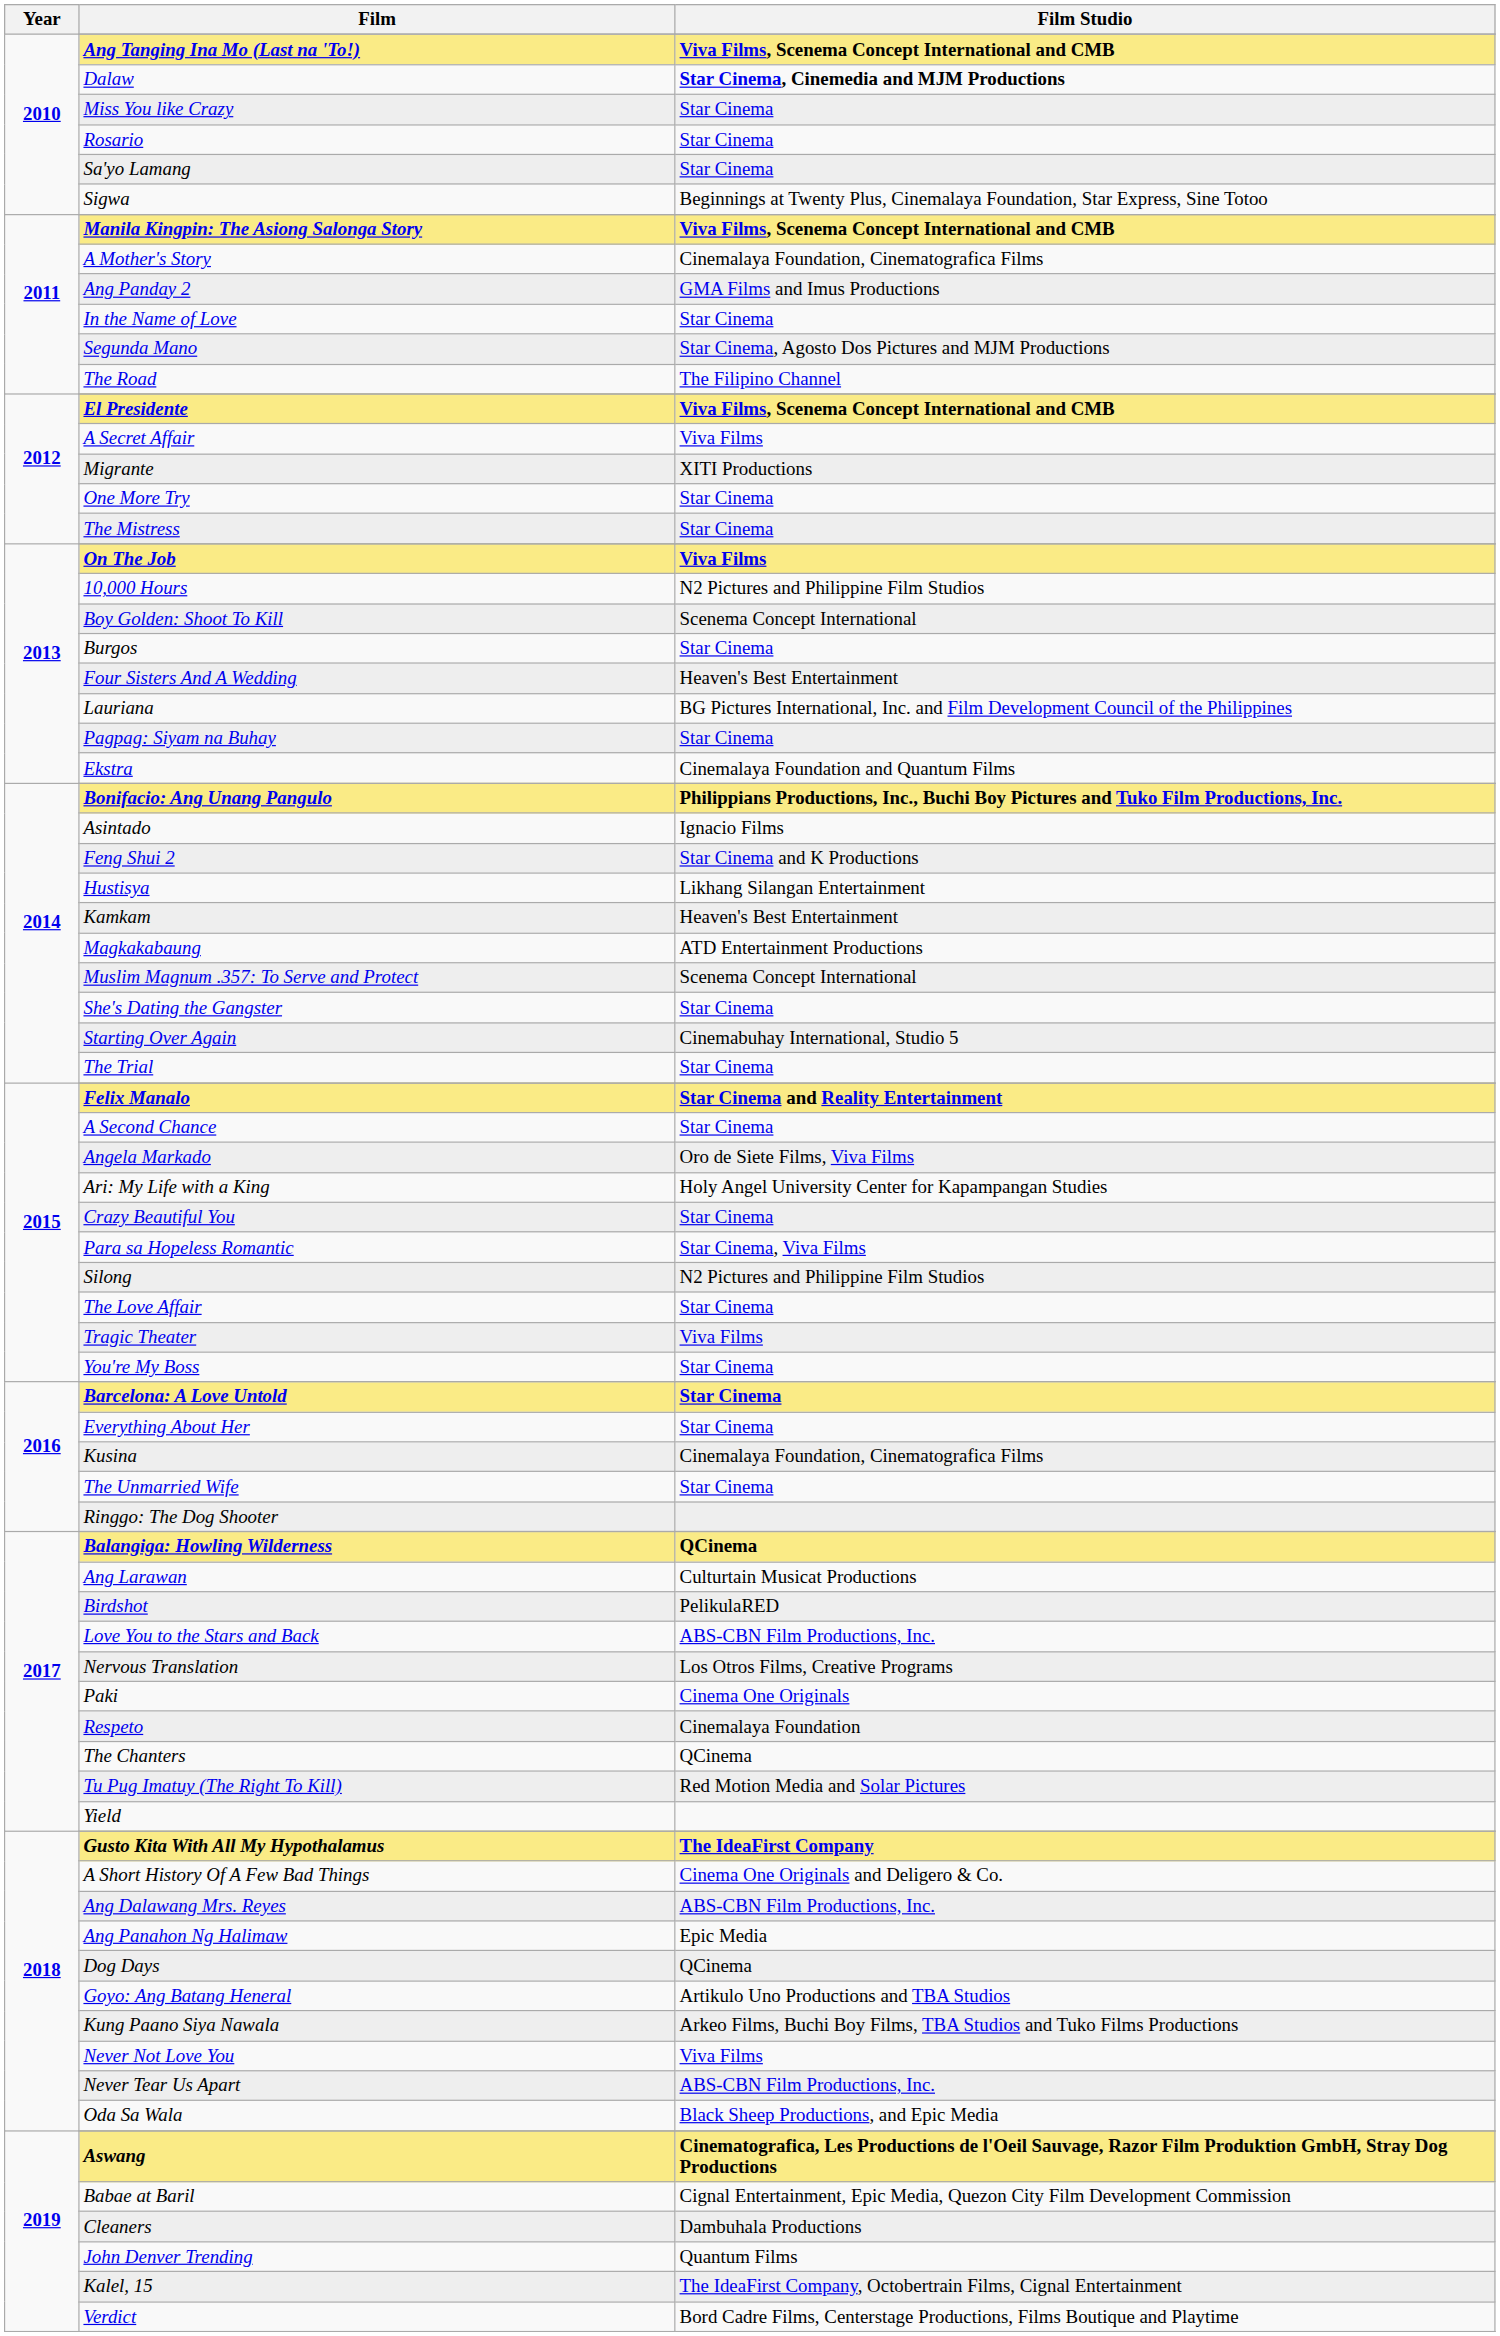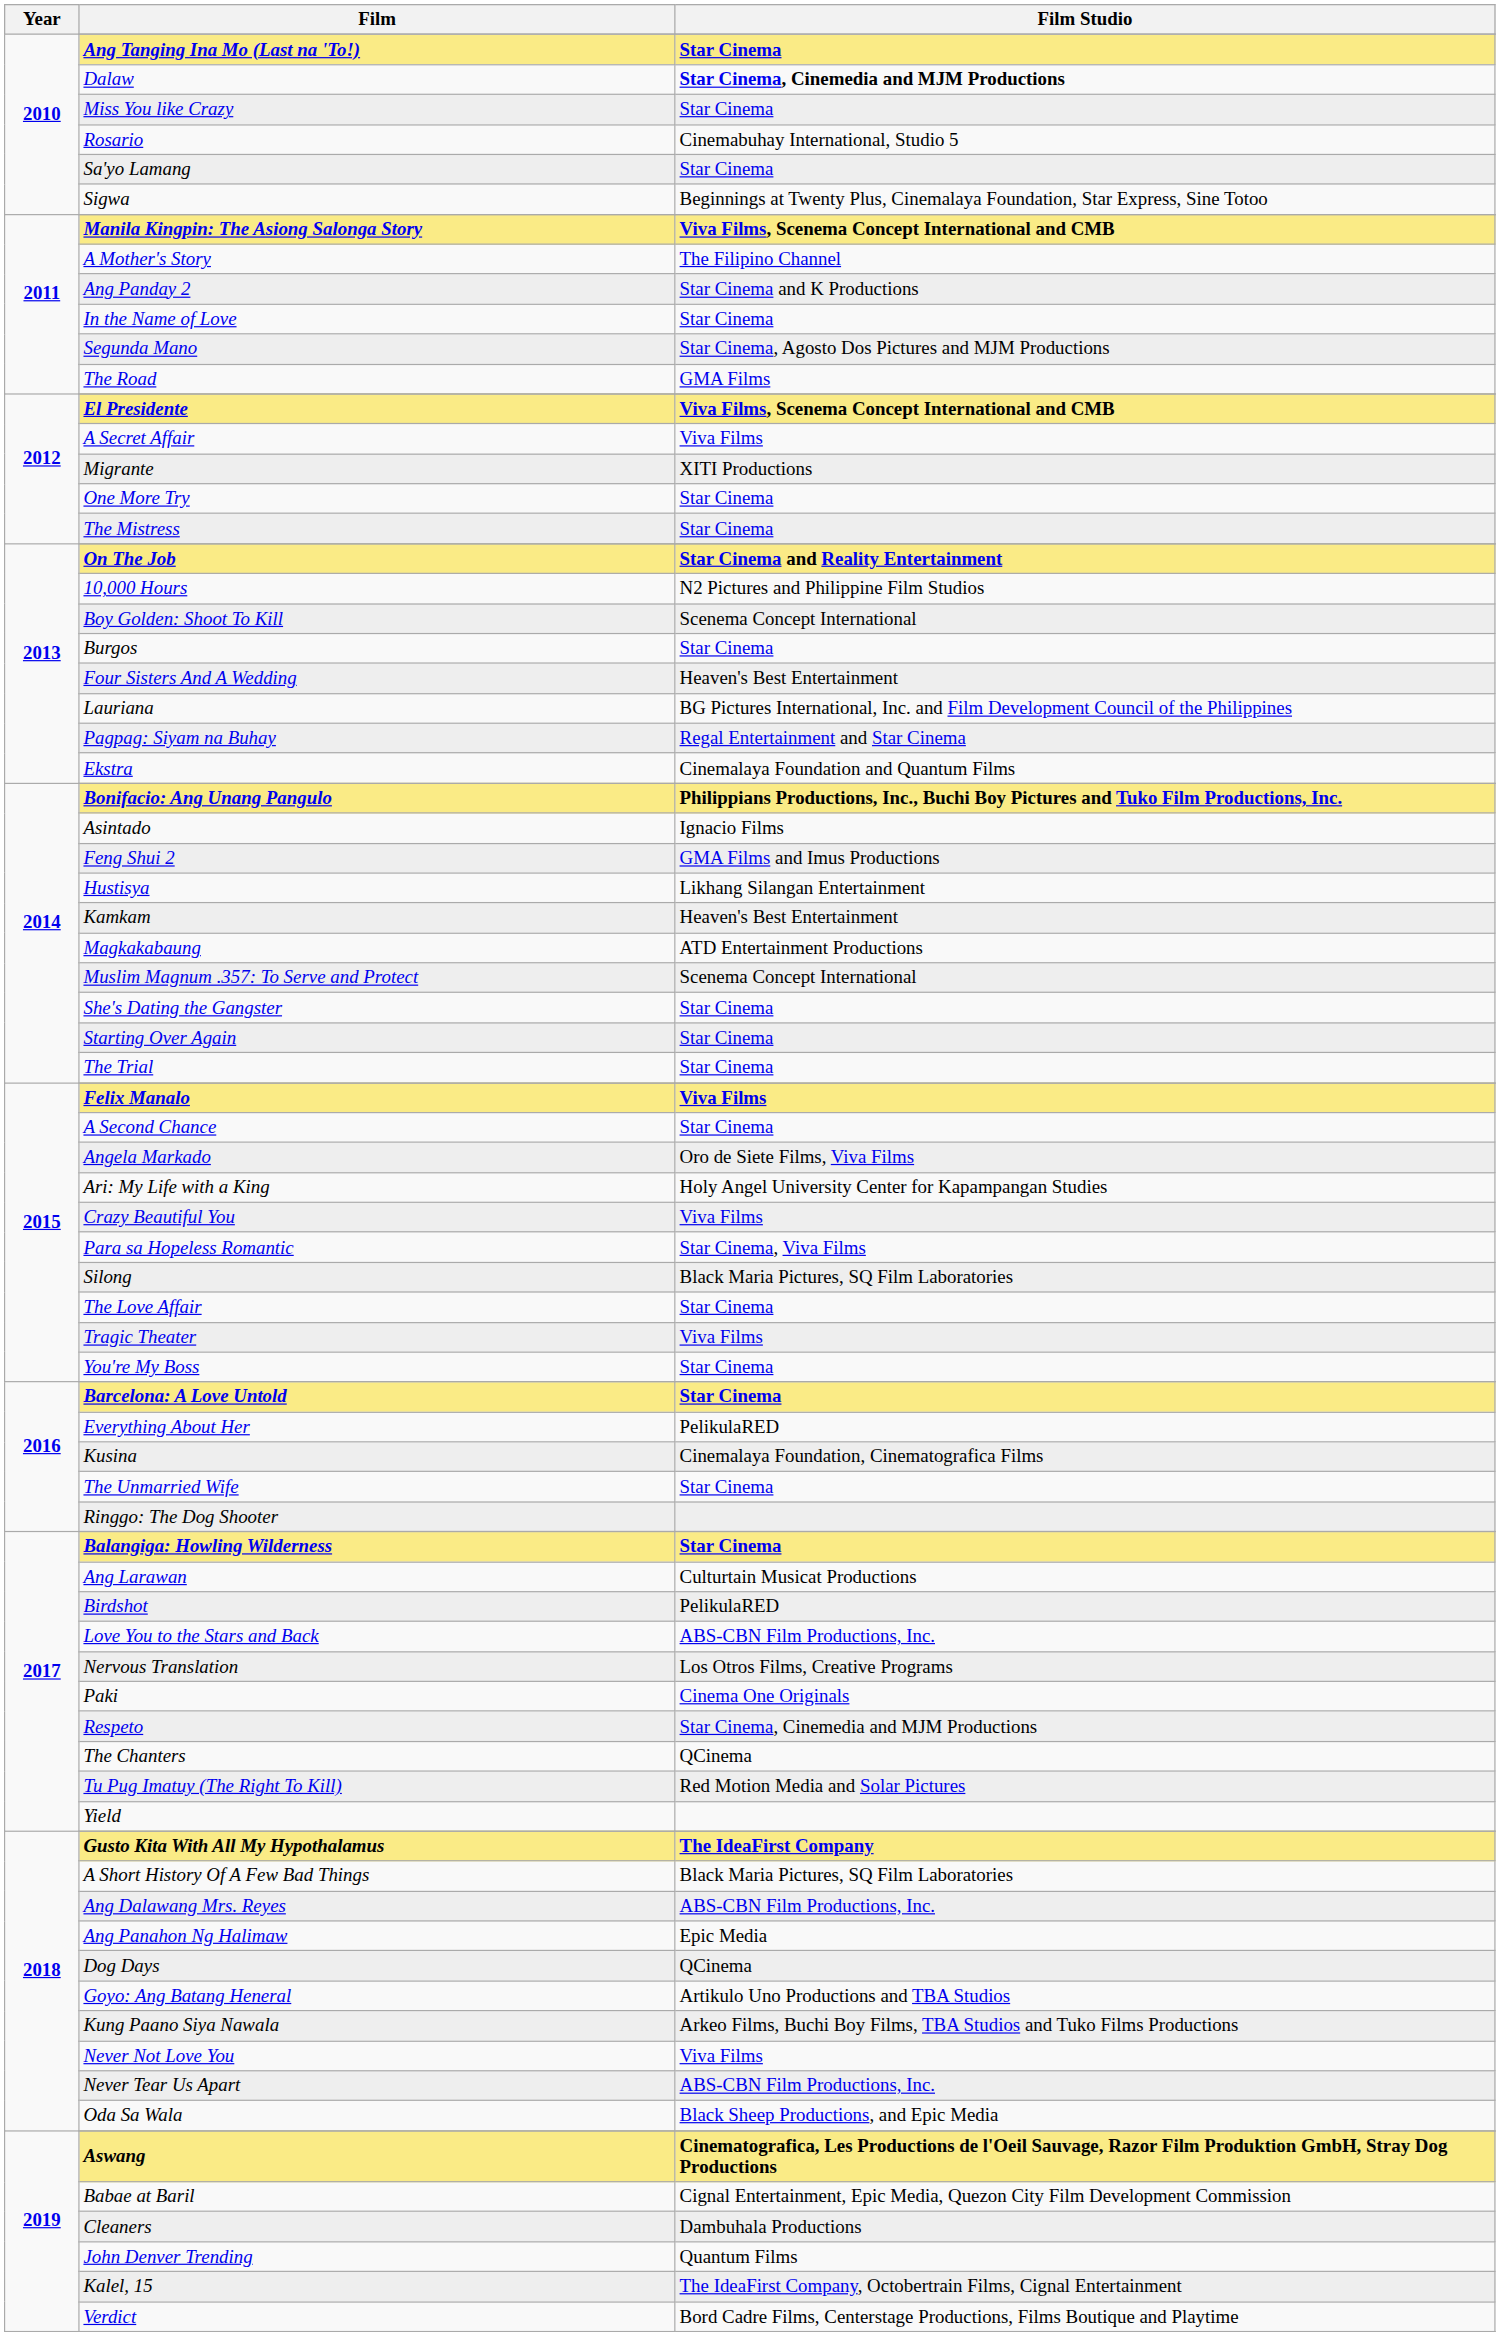(897, 49) Viva Films, Scenema Concept International and CMB -> (731, 49) Star Cinema
(727, 139) Star Cinema -> (819, 139) Cinemabuhay International, Studio 5
(862, 259) Cinemalaya Foundation, Cinematografica Films -> (760, 259) The Filipino Channel
(810, 288) GMA Films and Imus Productions -> (799, 288) Star Cinema and K Productions
(760, 378) The Filipino Channel -> (725, 378) GMA Films
(723, 558) Viva Films -> (841, 558) Star Cinema and Reality Entertainment
(727, 738) Star Cinema -> (823, 738) Regal Entertainment and Star Cinema
(799, 857) Star Cinema and K Productions -> (810, 857) GMA Films and Imus Productions
(819, 1037) Cinemabuhay International, Studio 5 -> (727, 1037) Star Cinema
(841, 1097) Star Cinema and Reality Entertainment -> (723, 1097) Viva Films
(727, 1217) Star Cinema -> (721, 1217) Viva Films
(832, 1277) N2 Pictures and Philippine Film Studios -> (846, 1277) Black Maria Pictures, SQ Film Laboratories
(727, 1426) Star Cinema -> (729, 1426) PelikulaRED
(718, 1546) QCinema -> (731, 1546) Star Cinema
(770, 1726) Cinemalaya Foundation -> (858, 1726) Star Cinema, Cinemedia and MJM Productions
(841, 1875) Cinema One Originals and Deligero & Co. -> (846, 1875) Black Maria Pictures, SQ Film Laboratories
